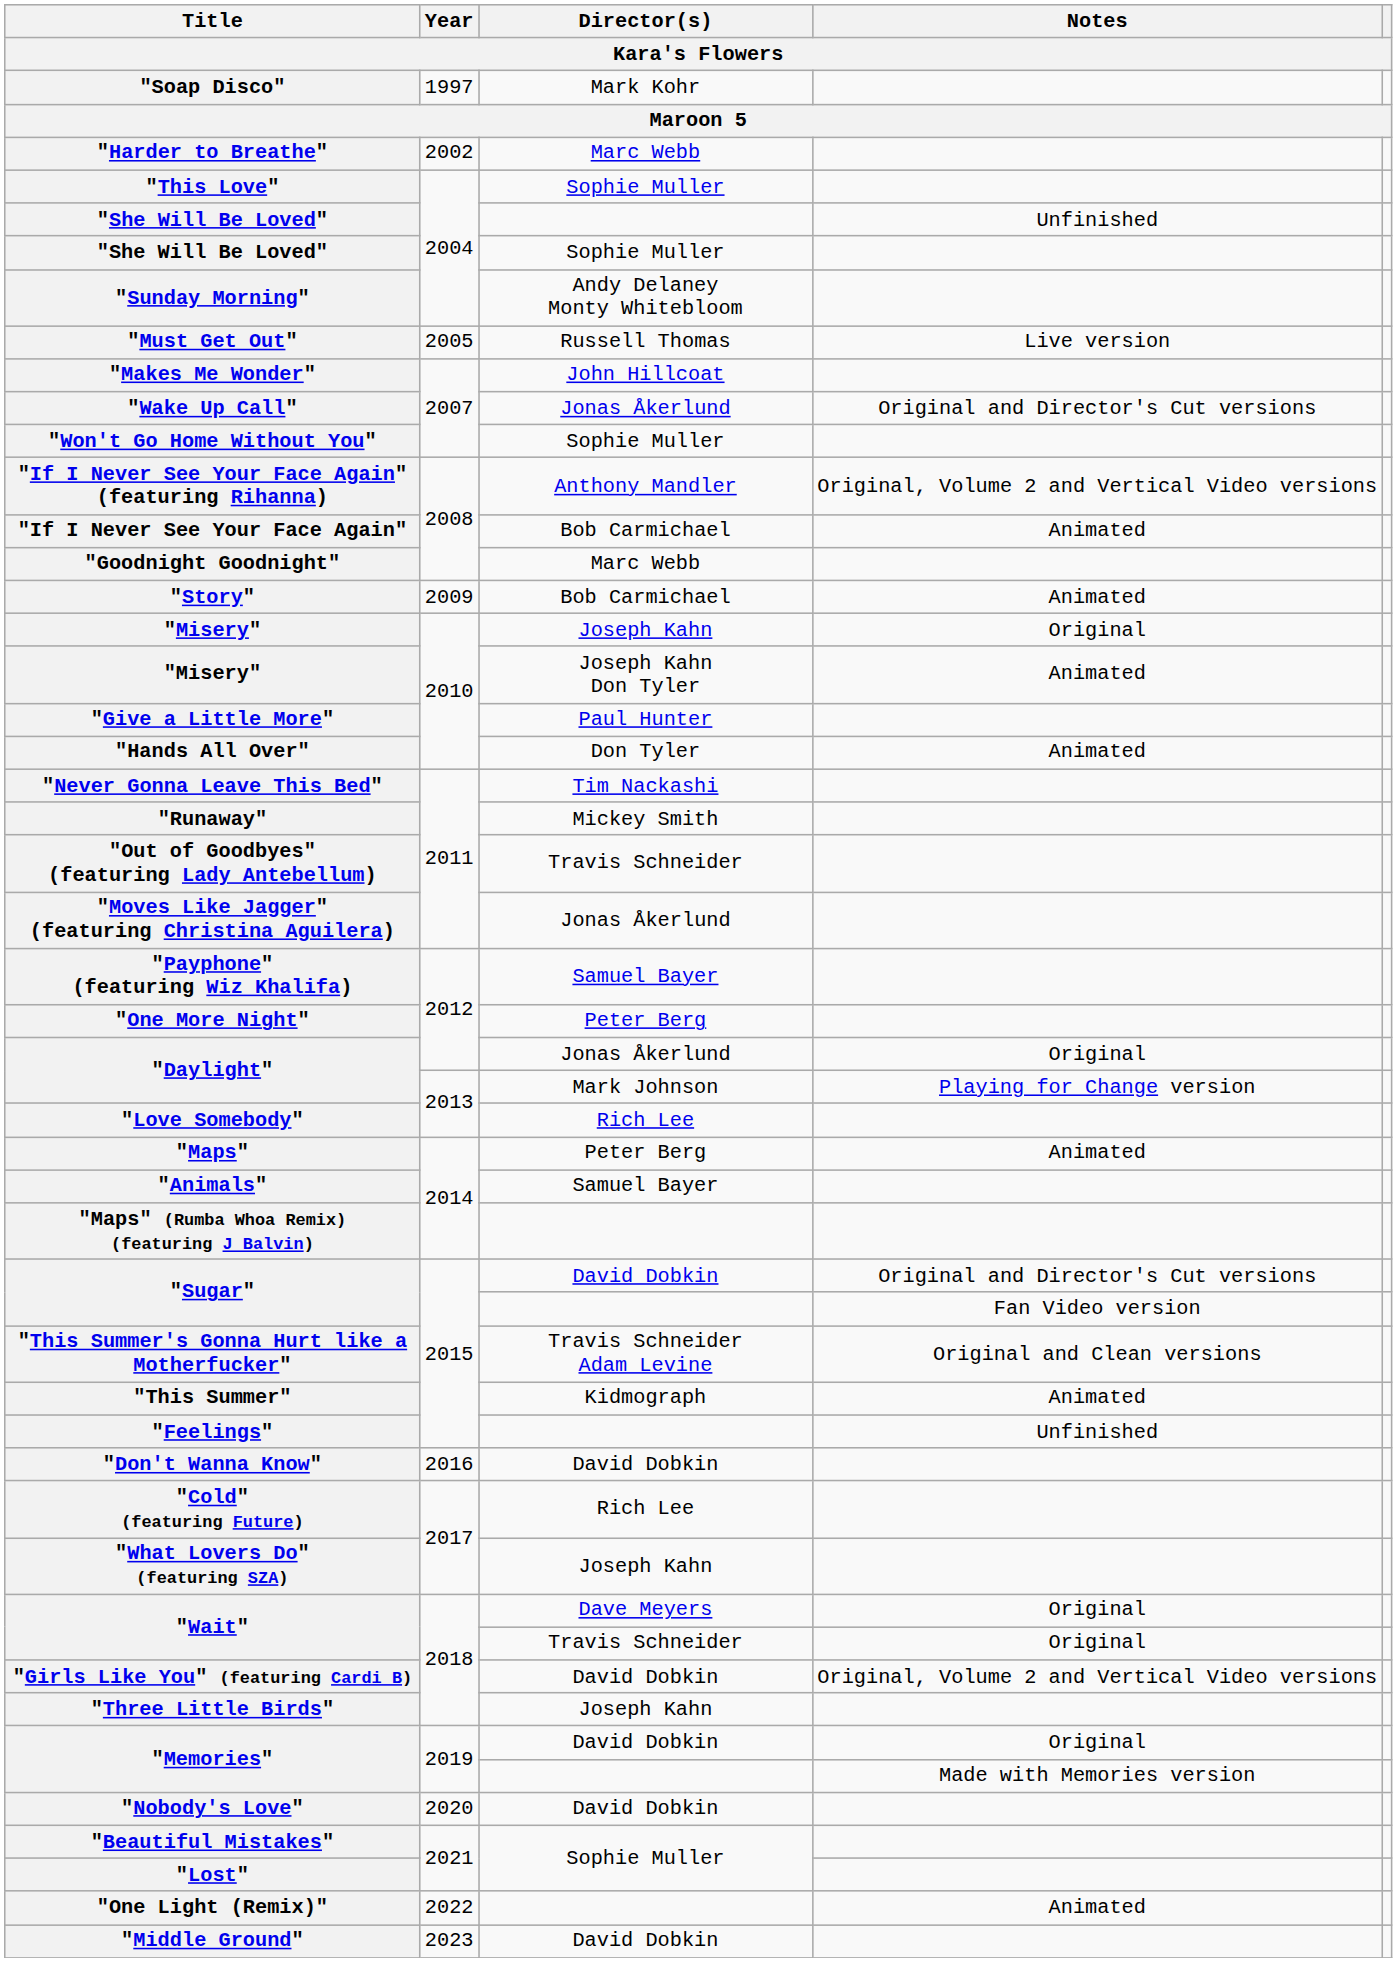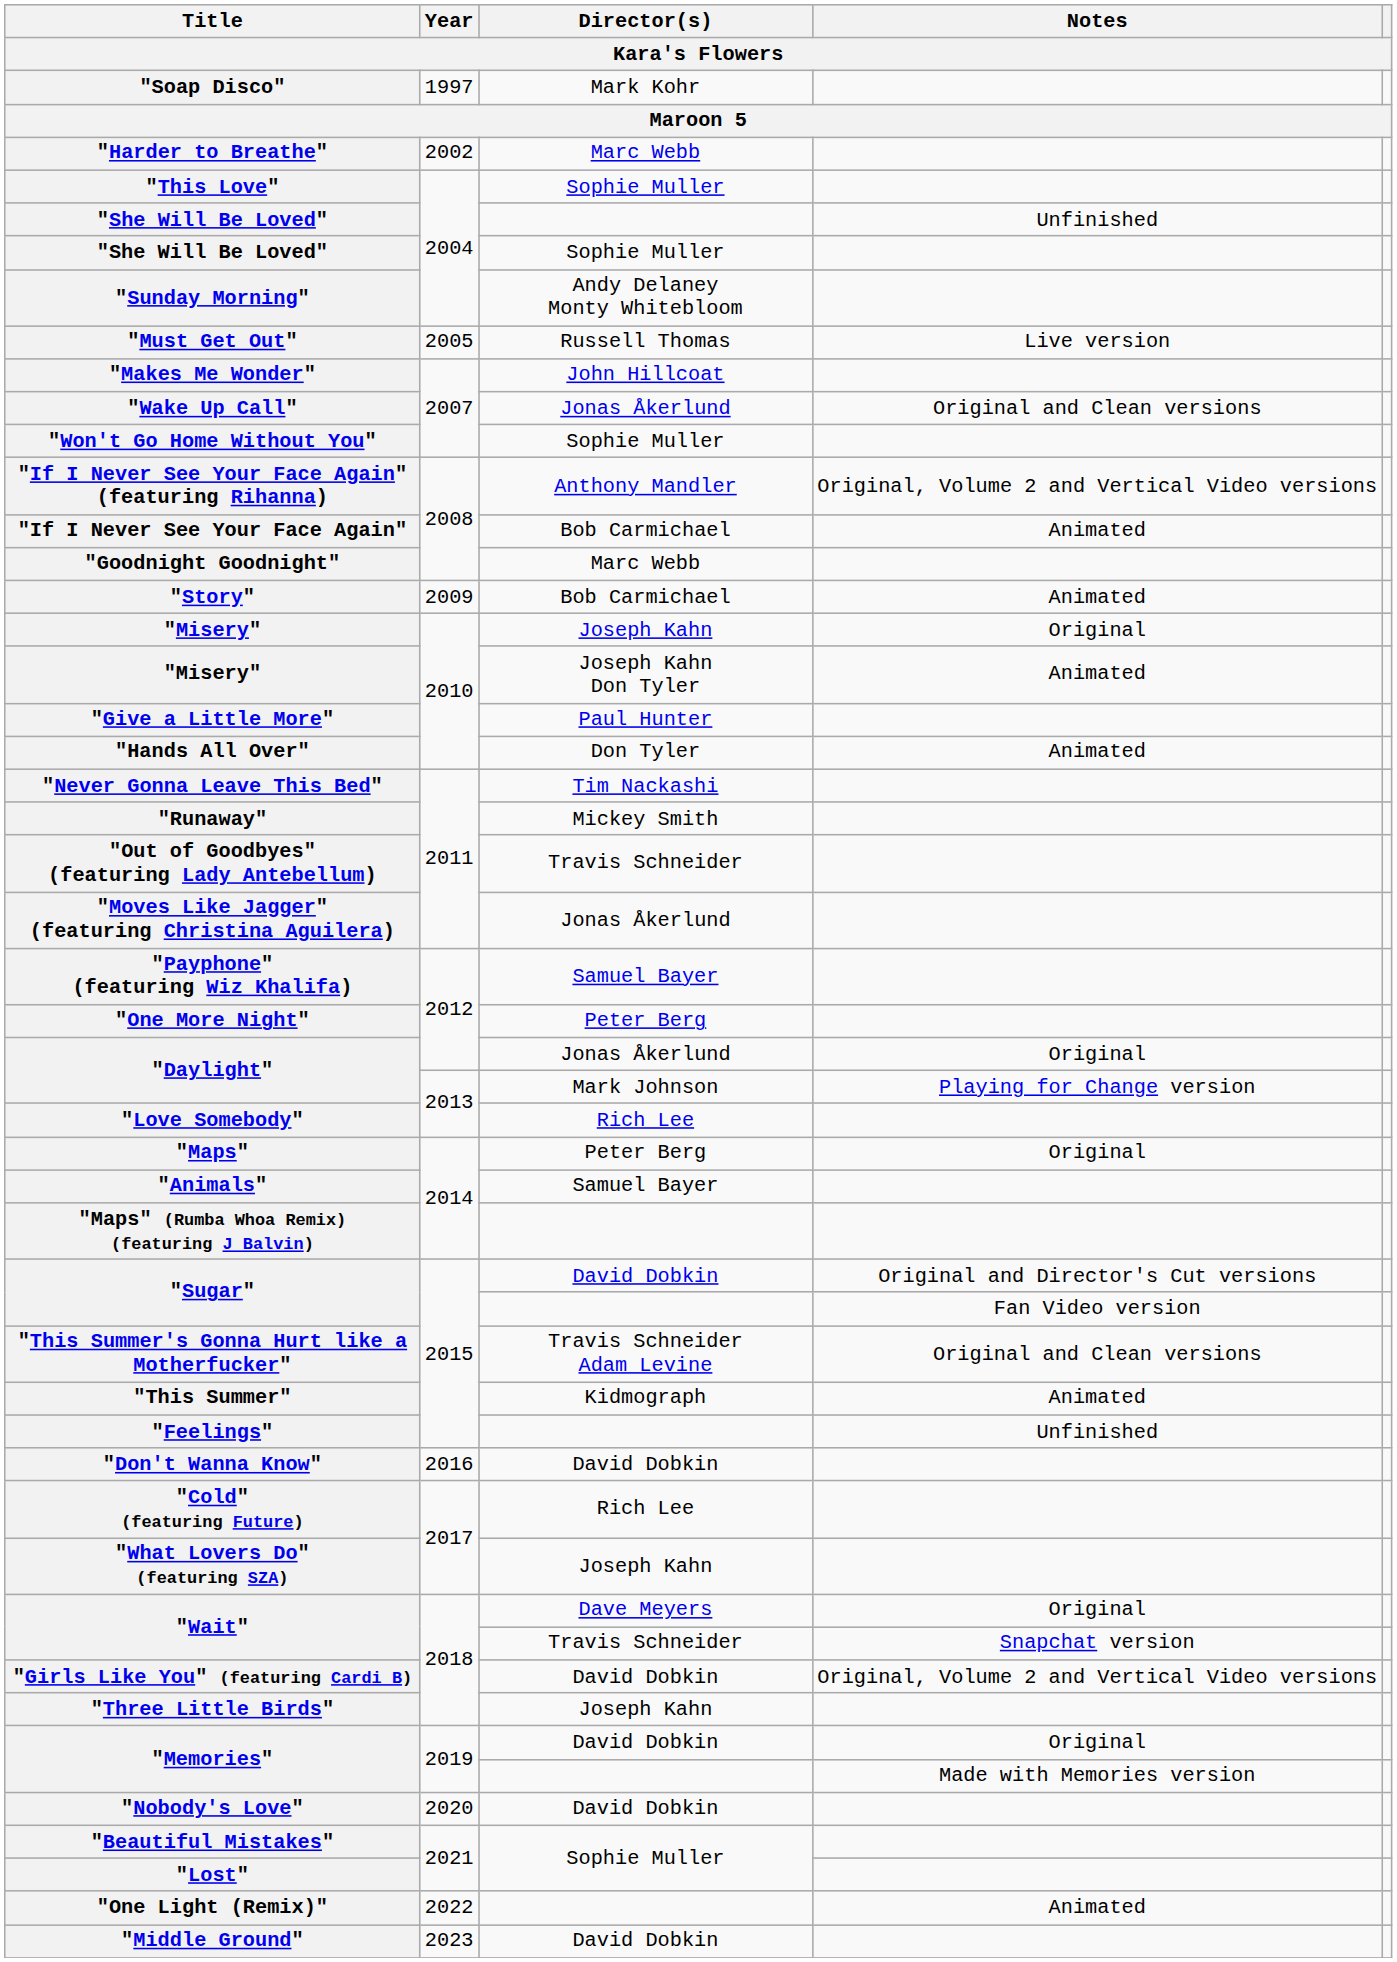(1097, 408) Original and Director's Cut versions -> (1097, 408) Original and Clean versions
(1097, 1153) Animated -> (1097, 1153) Original
(1097, 1644) Original -> (1097, 1644) Snapchat version
